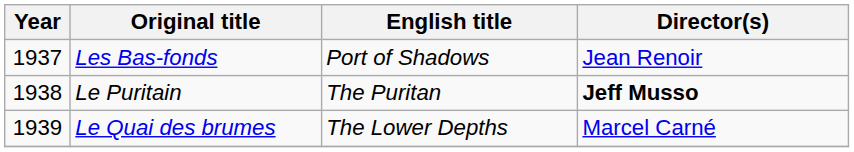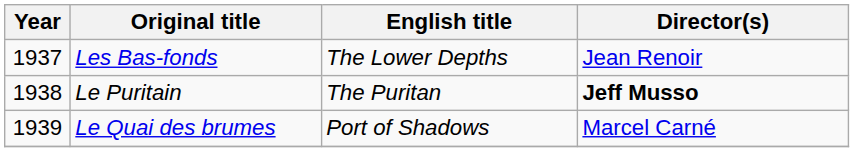(408, 57) Port of Shadows -> (417, 57) The Lower Depths
(417, 127) The Lower Depths -> (408, 127) Port of Shadows
